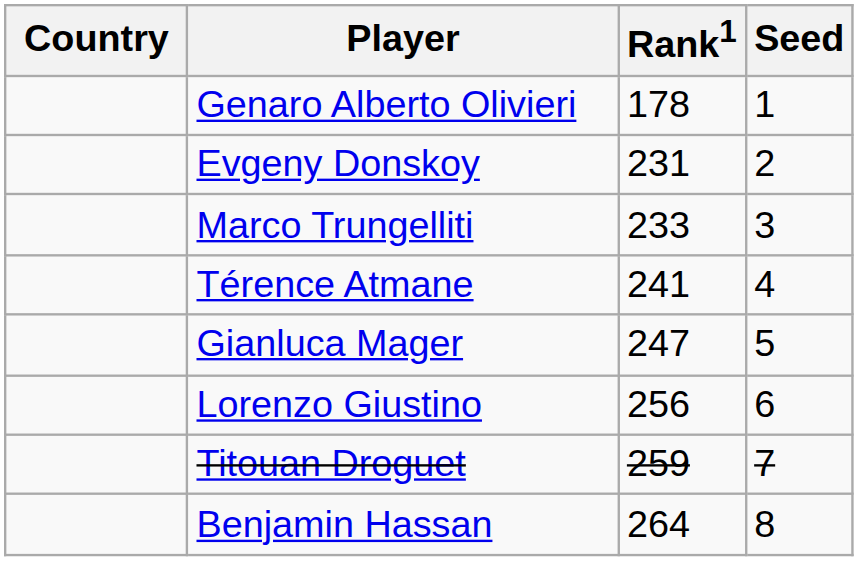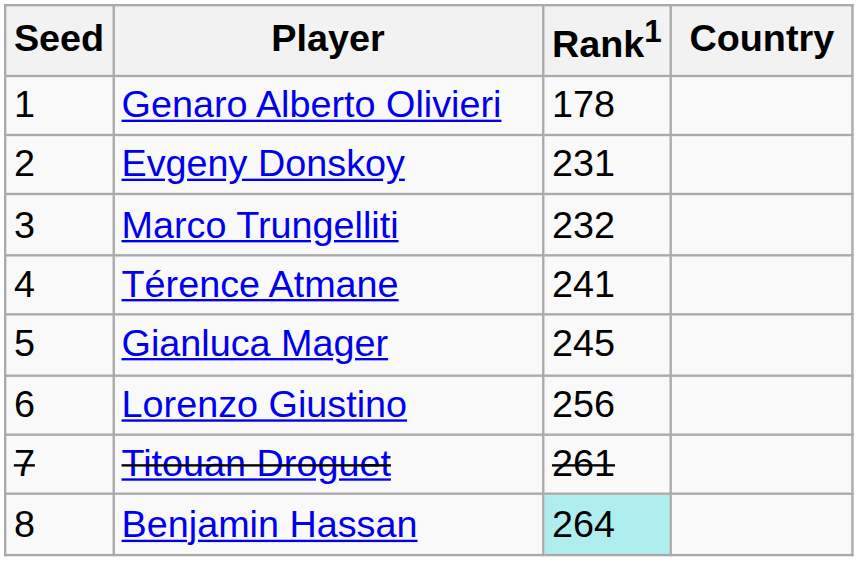columns swapped: (96, 39) <-> (799, 39)
(658, 224) 233 -> (583, 224) 232
(658, 344) 247 -> (583, 344) 245
(658, 463) 259 -> (583, 463) 261
(658, 523) no background -> (583, 523) paleturquoise background
